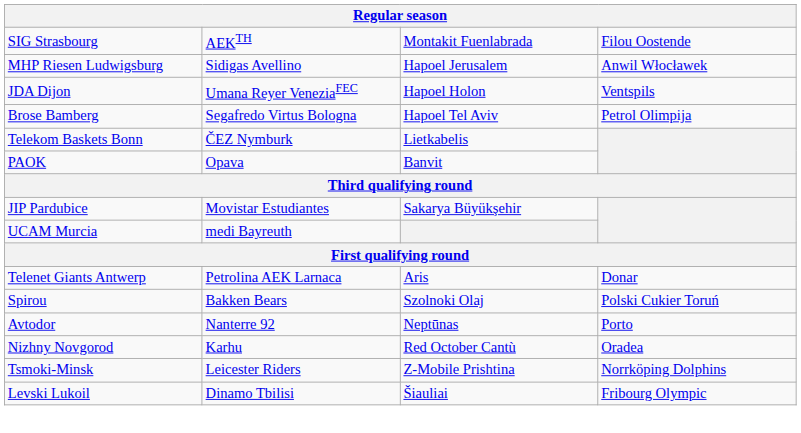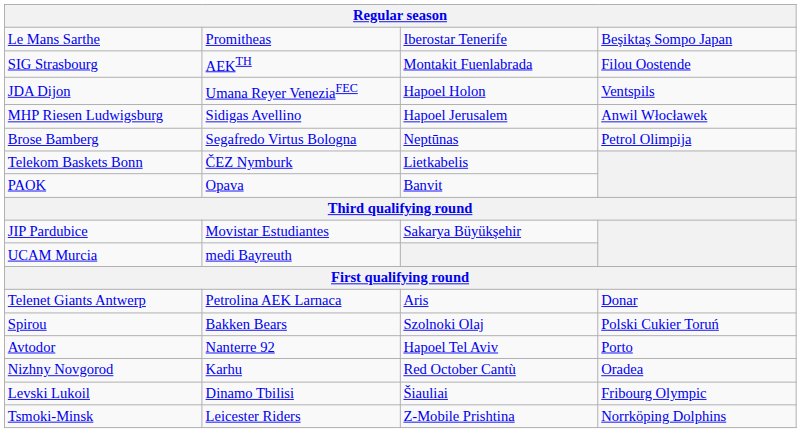+ row: (54, 39)
rows swapped: (39, 91) <-> (85, 66)
(451, 116) Hapoel Tel Aviv -> (431, 139) Neptūnas
(431, 324) Neptūnas -> (451, 347) Hapoel Tel Aviv
rows swapped: (51, 370) <-> (49, 393)
